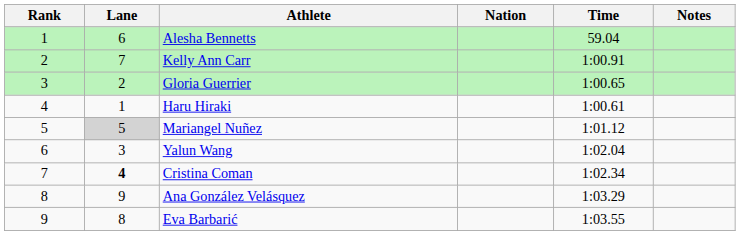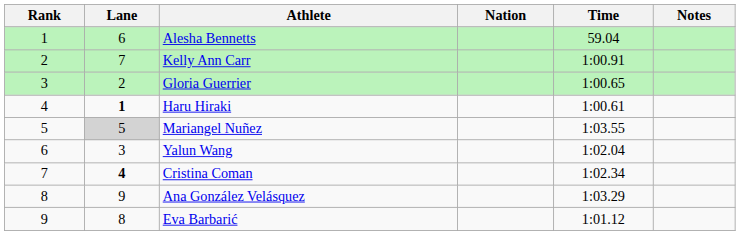(122, 106) normal -> (122, 106) bold
(603, 128) 1:01.12 -> (603, 128) 1:03.55
(603, 219) 1:03.55 -> (603, 219) 1:01.12
